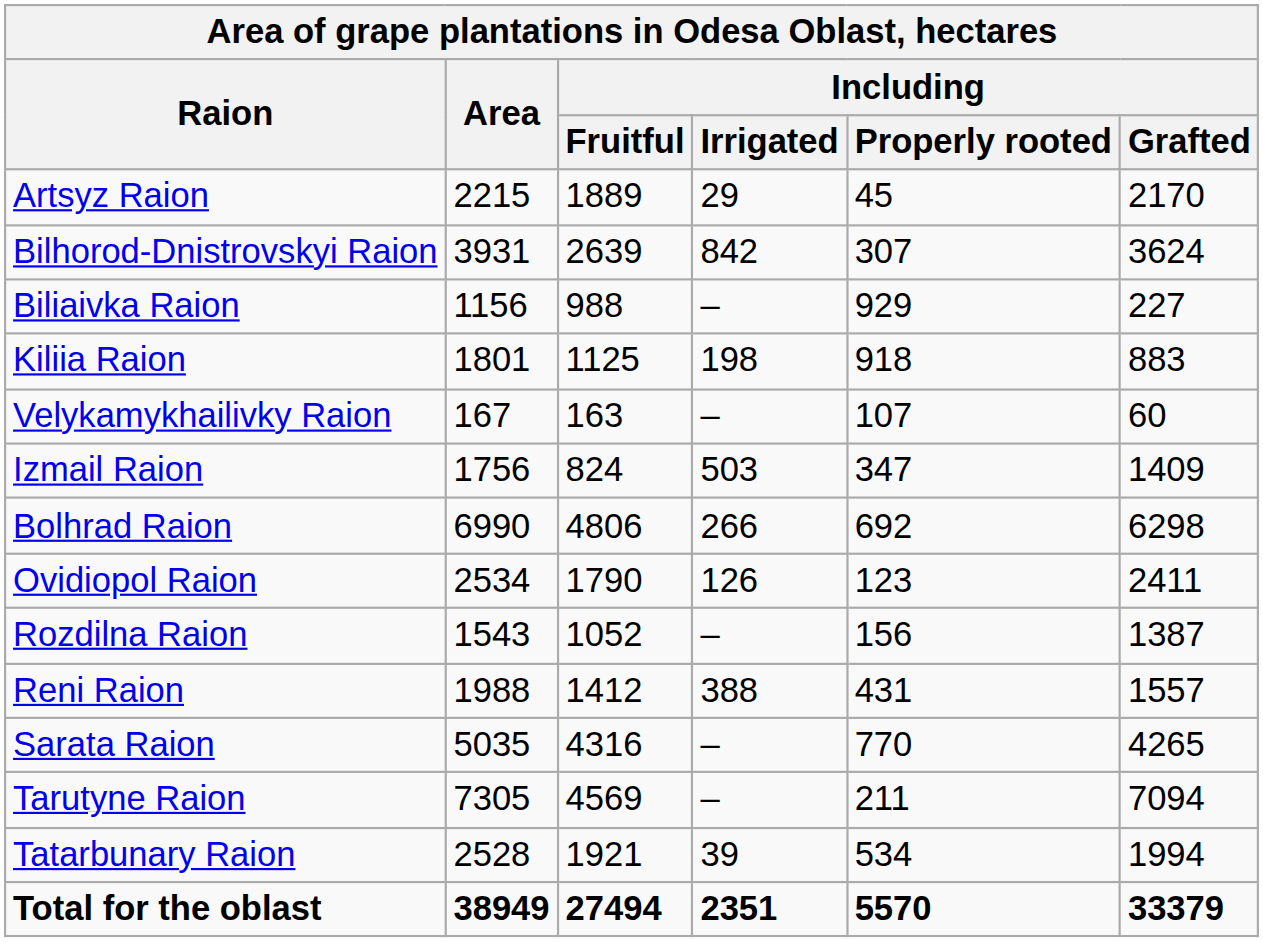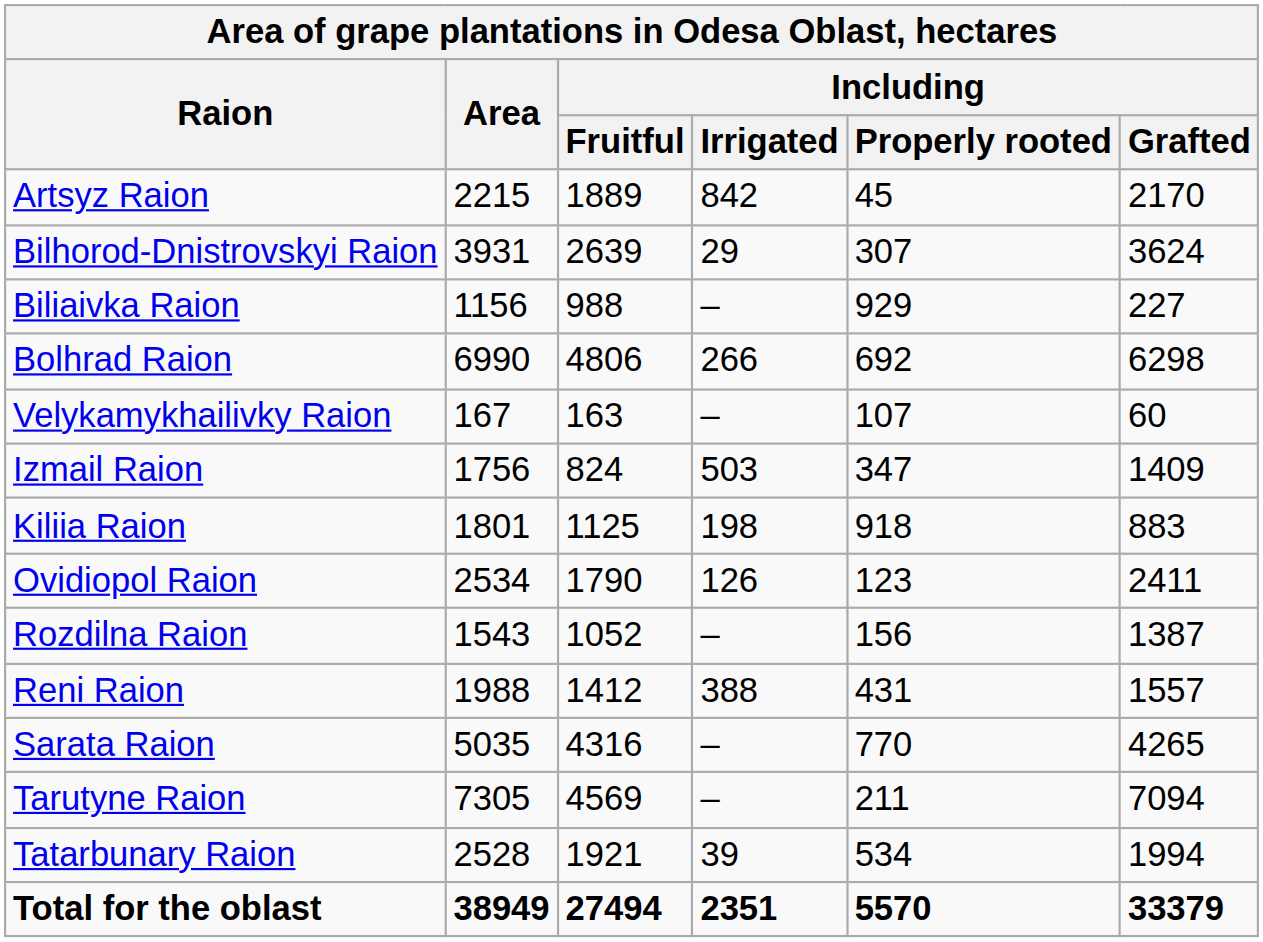(720, 196) 29 -> (729, 196) 842
(729, 251) 842 -> (720, 251) 29
rows swapped: (123, 525) <-> (99, 360)
